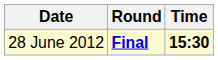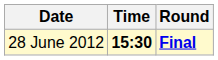columns swapped: (189, 17) <-> (137, 17)
